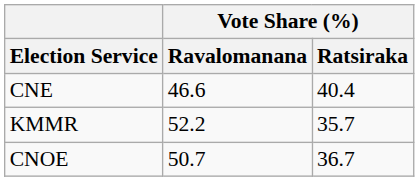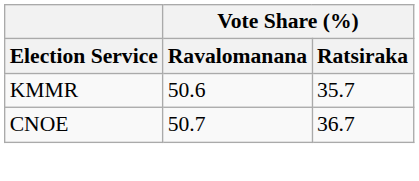- row: (31, 90)
(187, 124) 52.2 -> (187, 90) 50.6
